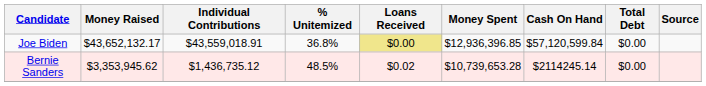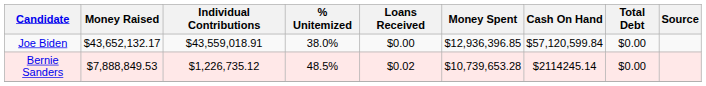(322, 43) 36.8% -> (322, 43) 38.0%
(401, 43) khaki background -> (401, 43) no background
(122, 66) $3,353,945.62 -> (122, 66) $7,888,849.53
(224, 66) $1,436,735.12 -> (224, 66) $1,226,735.12
